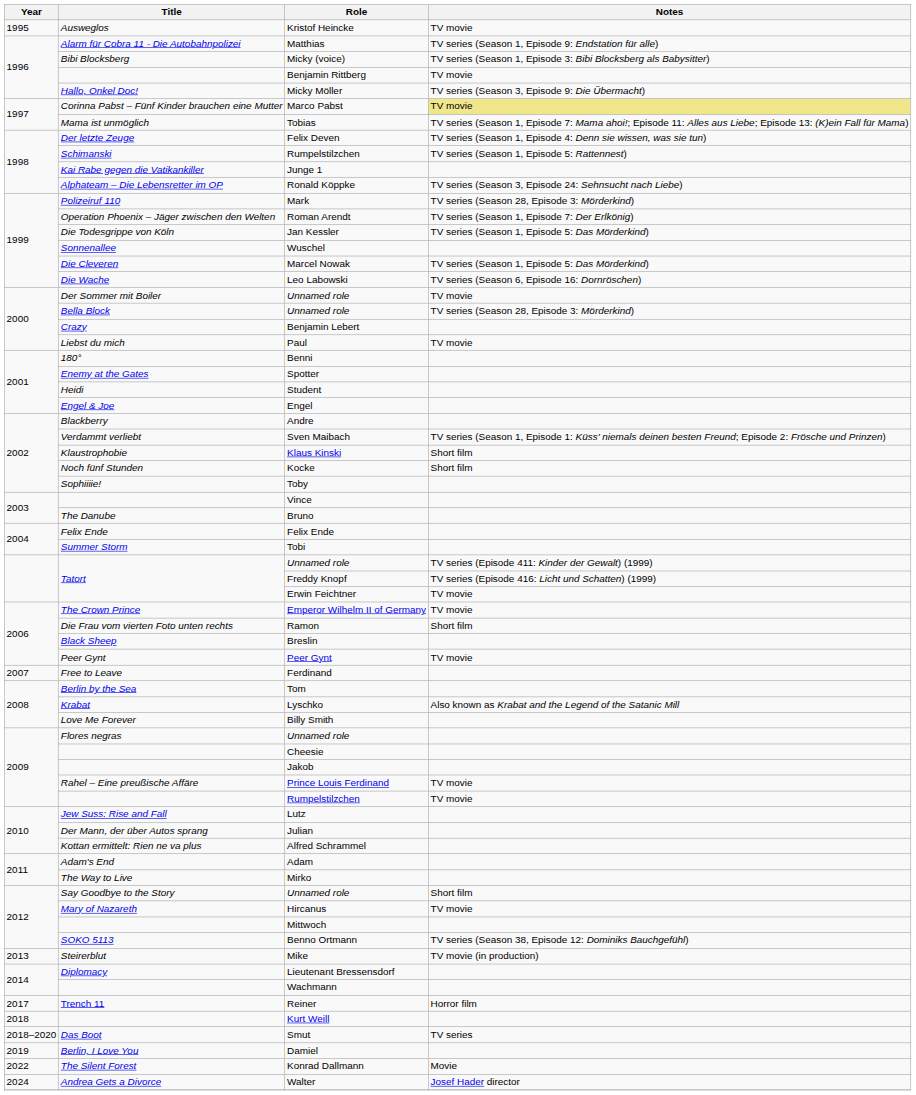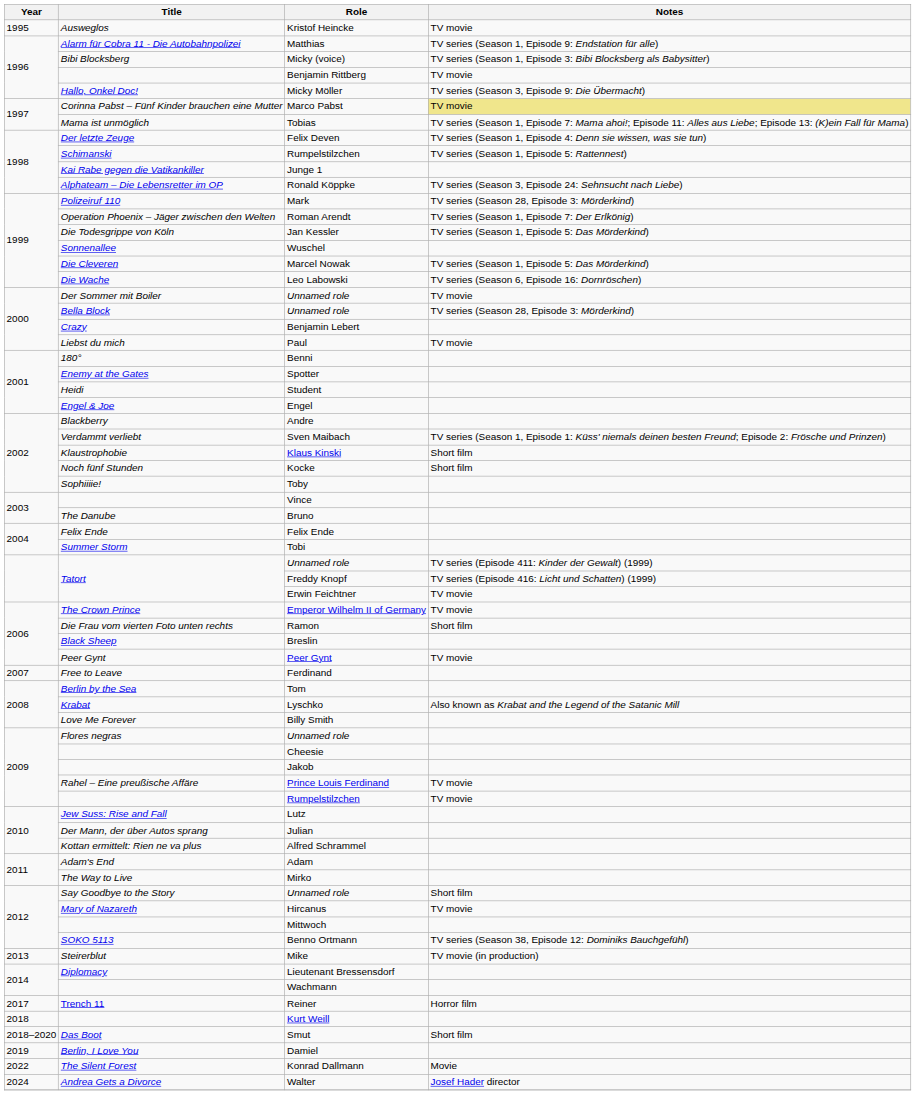(452, 1034) TV series -> (452, 1034) Short film
